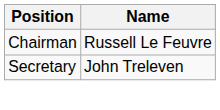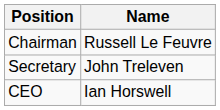+ row: (25, 92)
